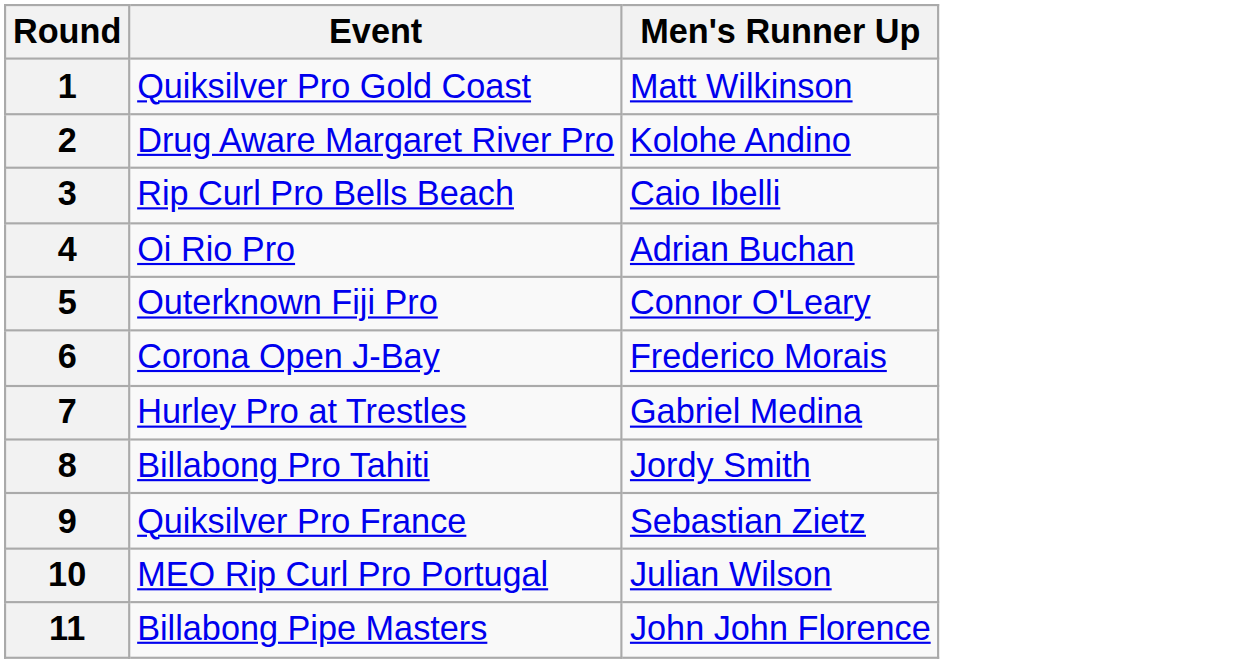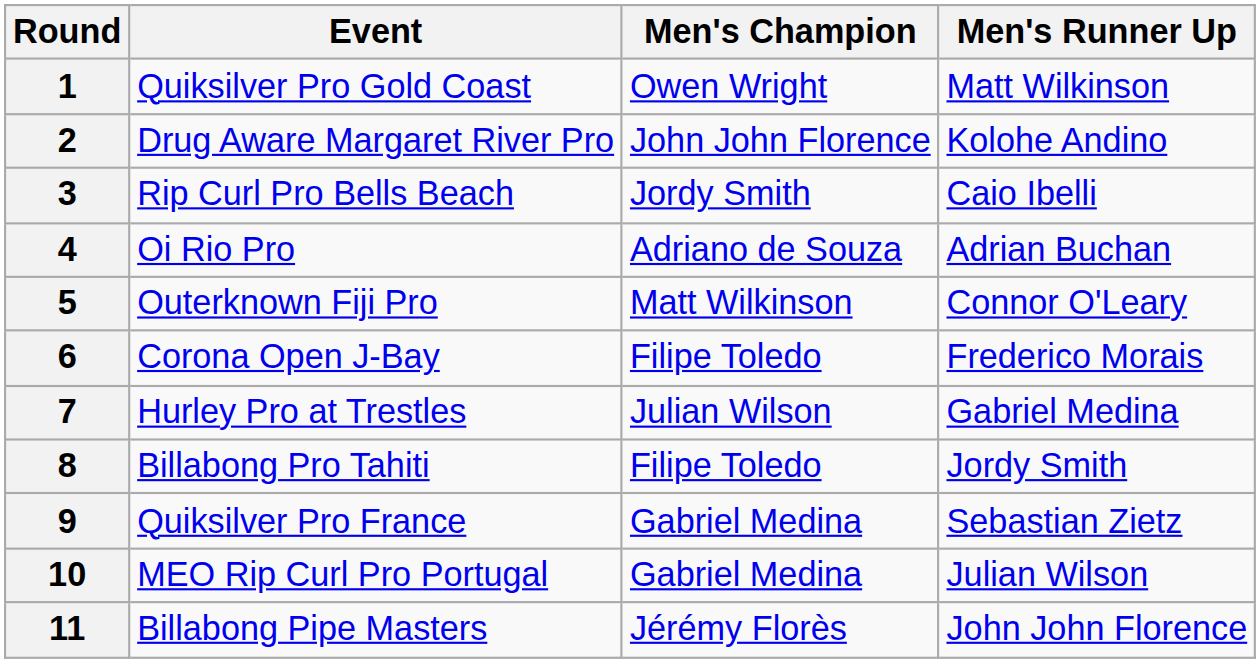+ column: (780, 31)
